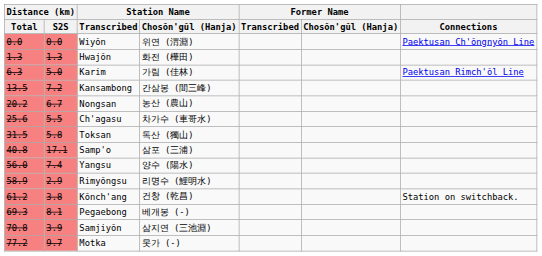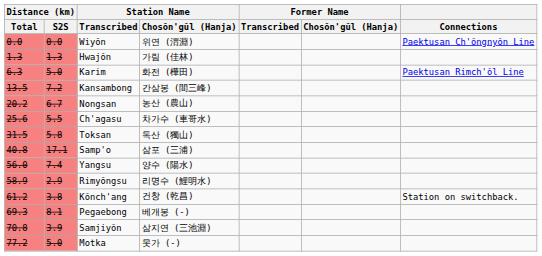(168, 56) 화전 (樺田) -> (168, 56) 가림 (佳林)
(168, 72) 가림 (佳林) -> (168, 72) 화전 (樺田)
(54, 243) 9.7 -> (54, 243) 5.0
